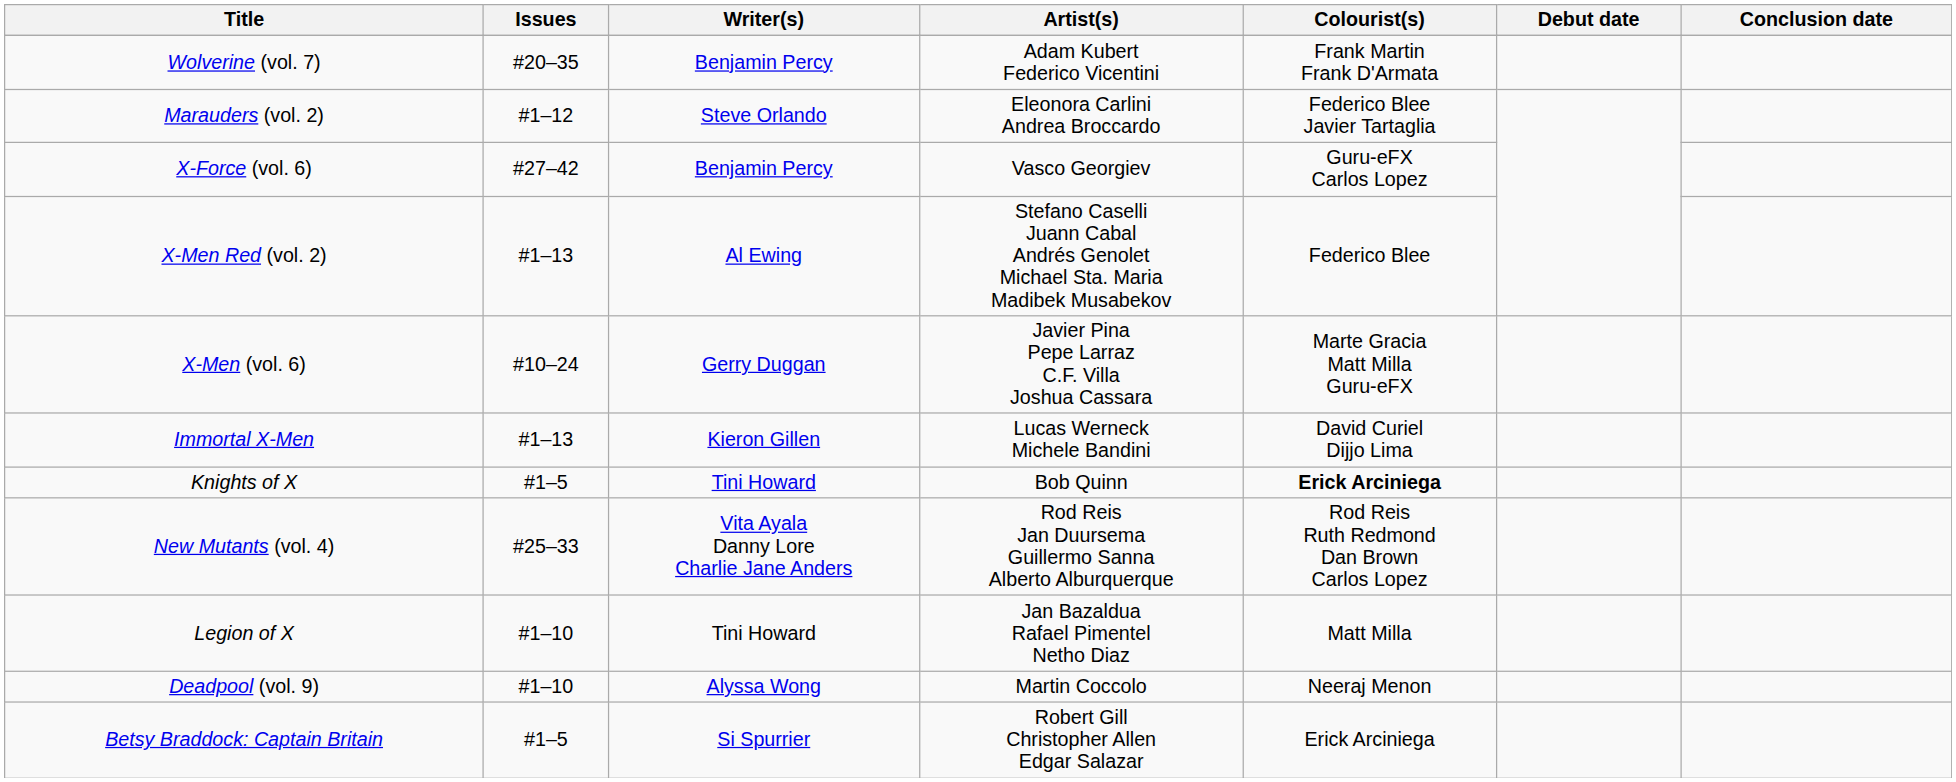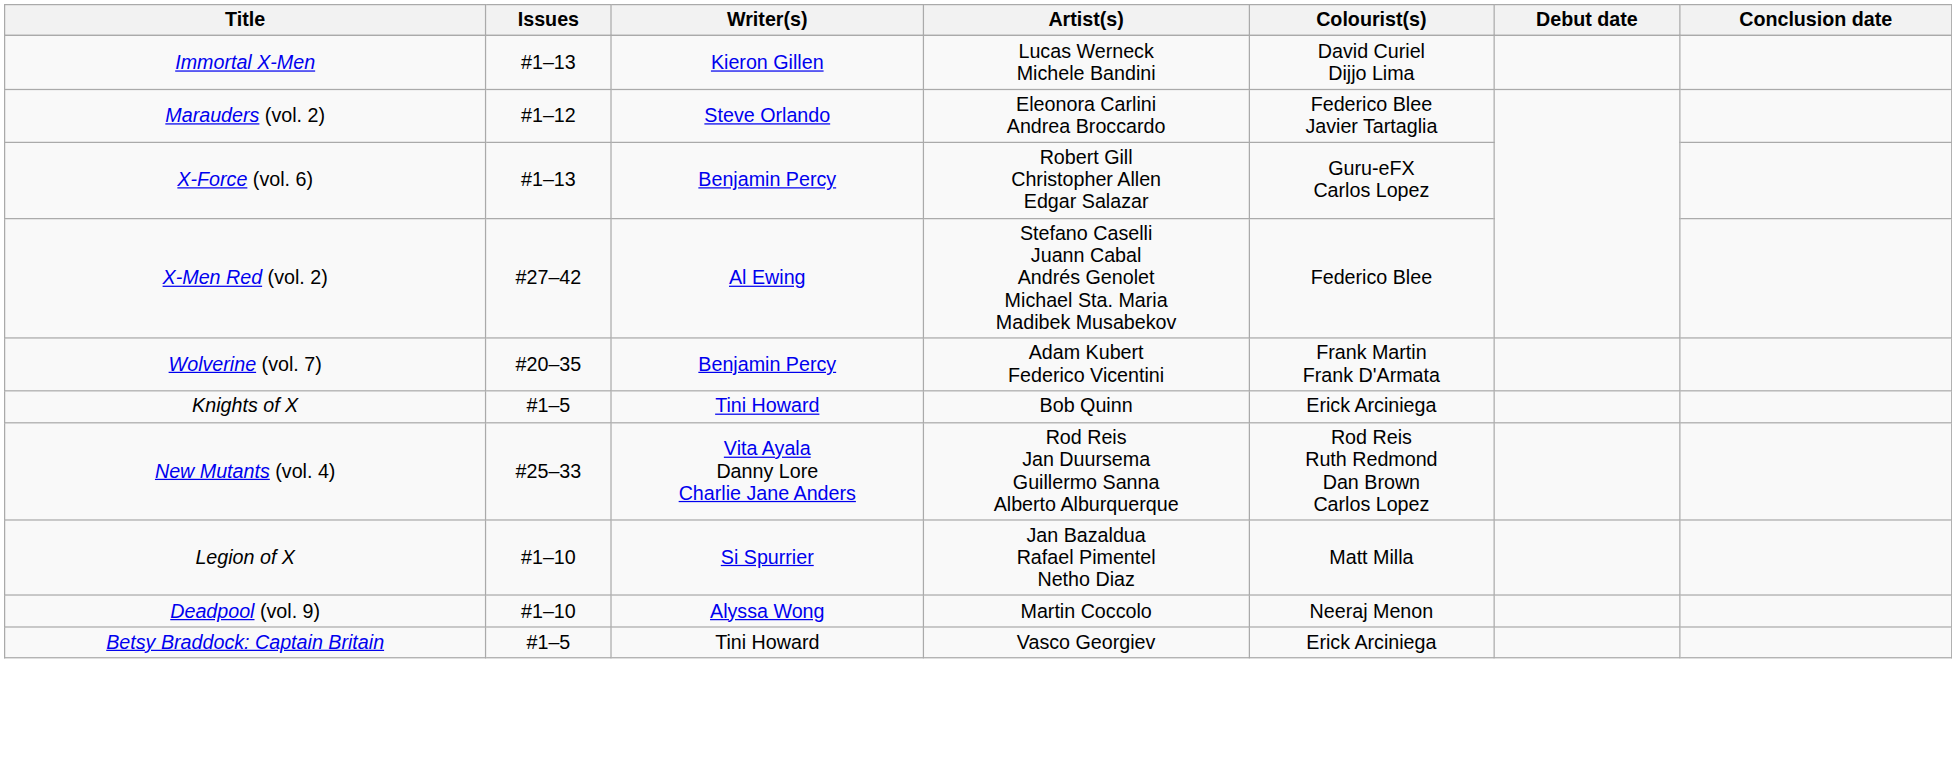rows swapped: (244, 439) <-> (244, 62)
(546, 169) #27–42 -> (548, 180) #1–13
(1081, 169) Vasco Georgiev -> (1086, 180) Robert Gill Christopher Allen Edgar Salazar
(546, 255) #1–13 -> (548, 277) #27–42
- row: (244, 364)
(1370, 482) bold -> (1371, 406) normal
(764, 633) Tini Howard -> (767, 557) Si Spurrier
(764, 739) Si Spurrier -> (767, 642) Tini Howard
(1081, 739) Robert Gill Christopher Allen Edgar Salazar -> (1086, 642) Vasco Georgiev
